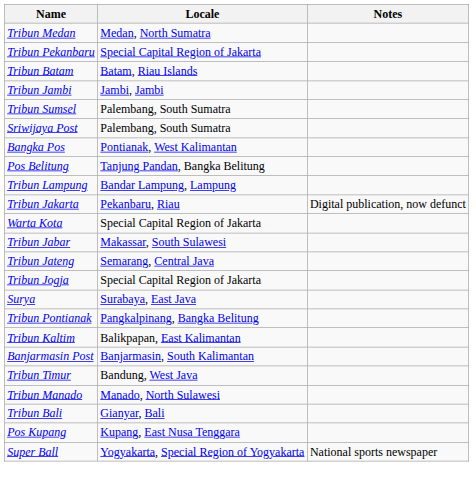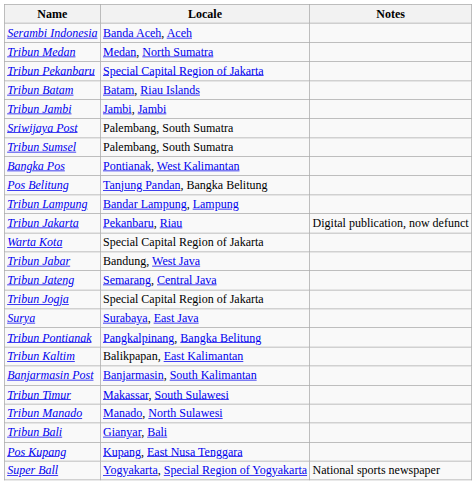+ row: (52, 33)
rows swapped: (42, 128) <-> (42, 109)
(163, 242) Makassar, South Sulawesi -> (152, 261) Bandung, West Java
(149, 375) Bandung, West Java -> (166, 394) Makassar, South Sulawesi
